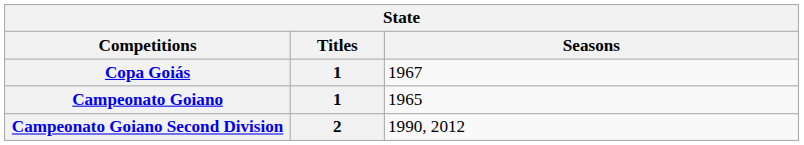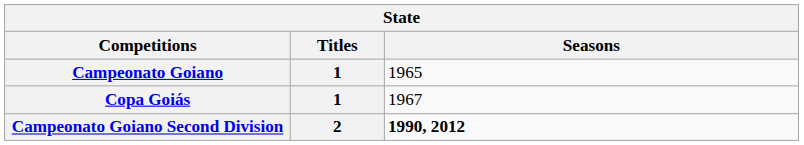rows swapped: (148, 99) <-> (148, 72)
(427, 126) normal -> (427, 126) bold
